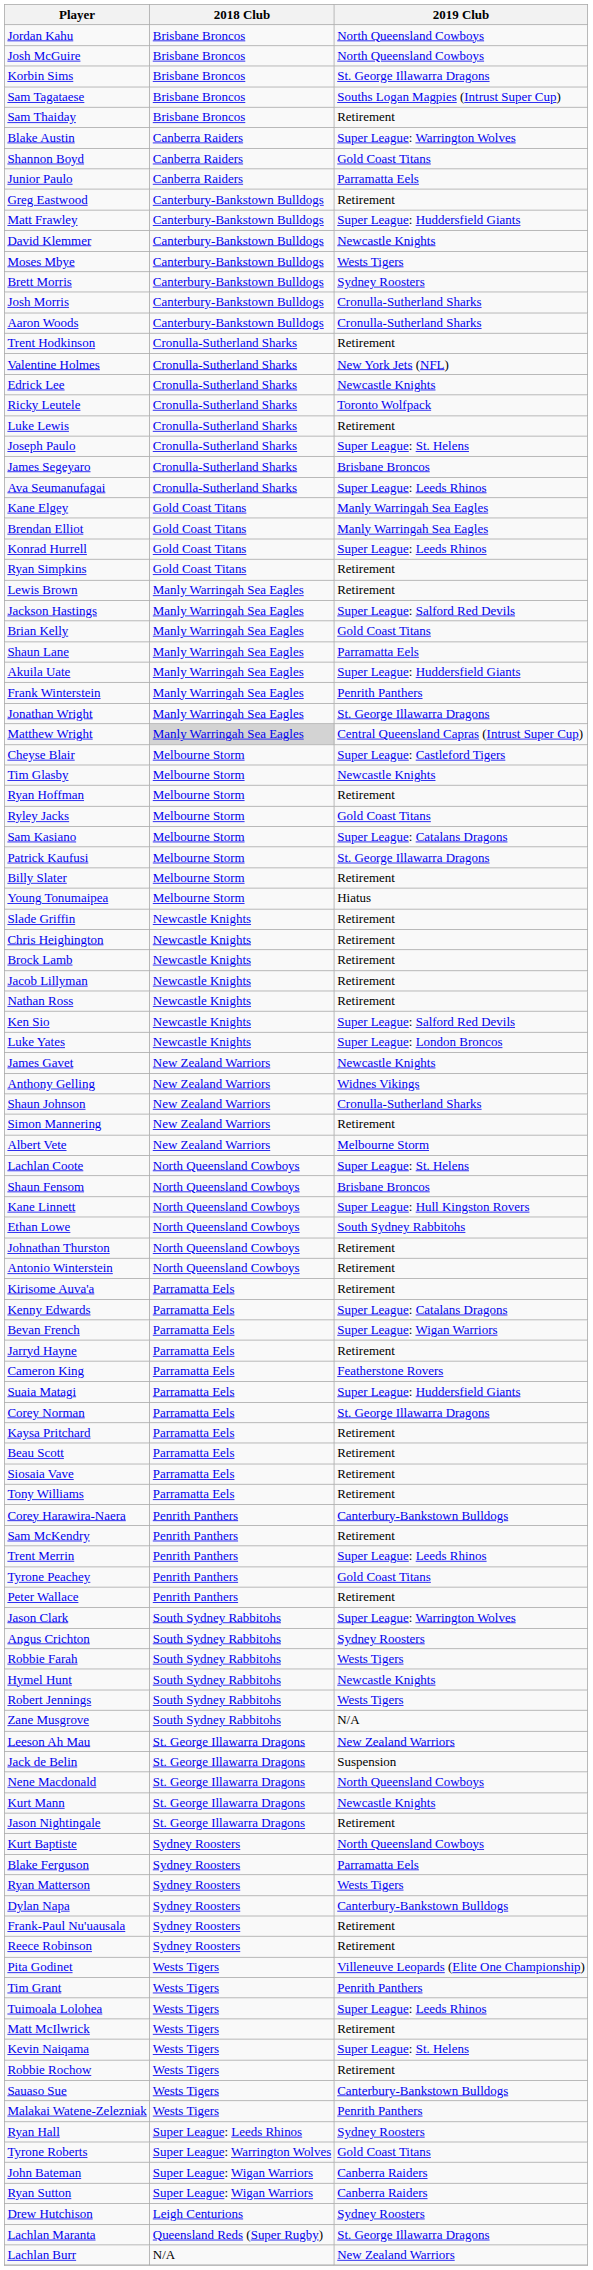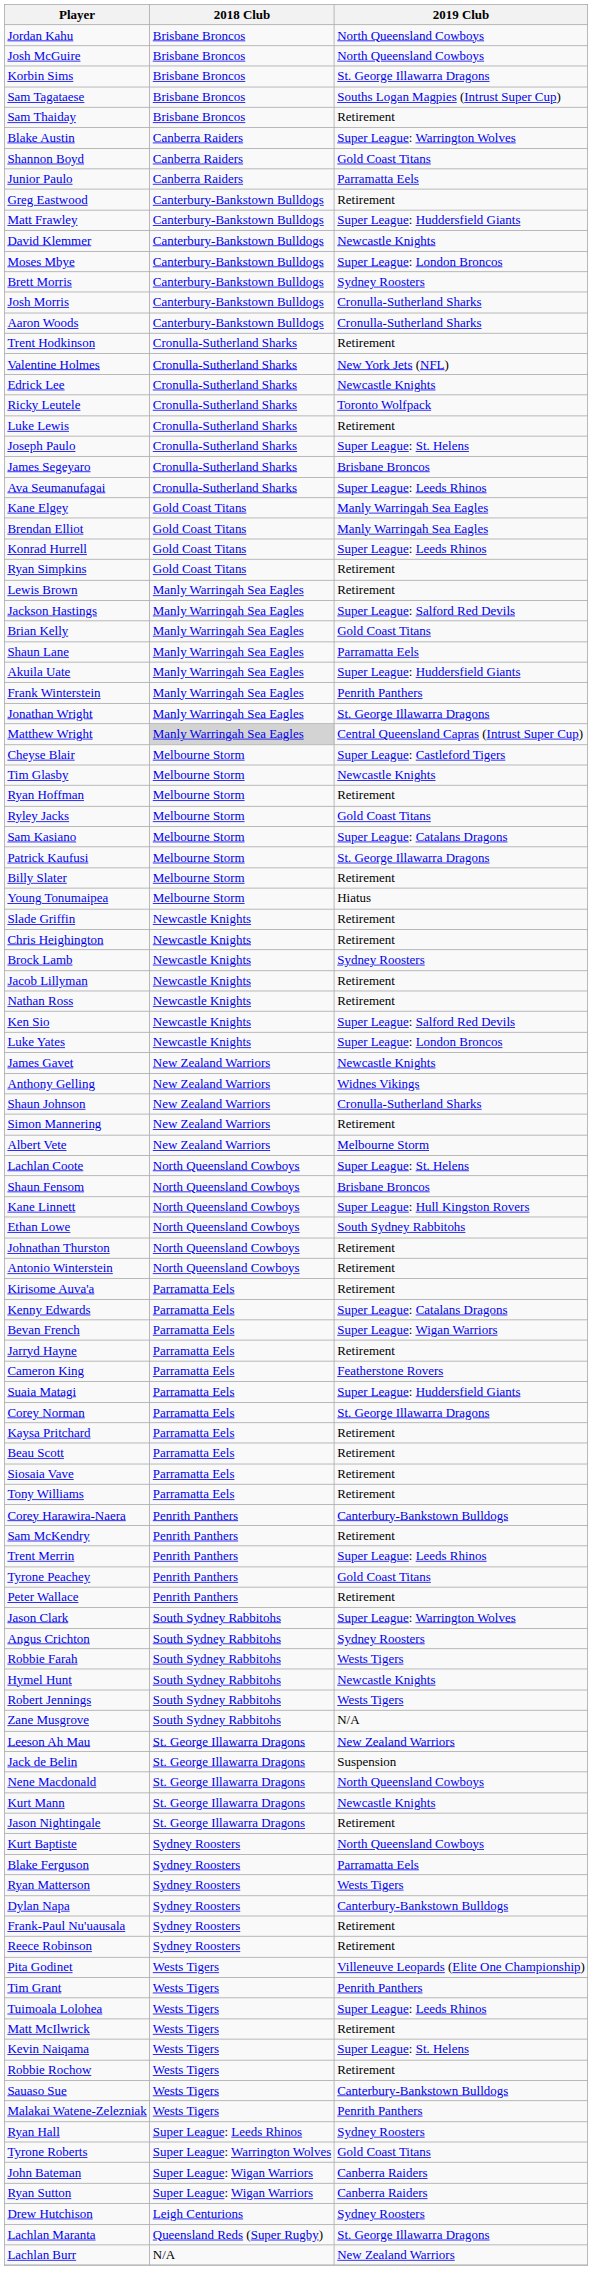(370, 261) Wests Tigers -> (420, 261) Super League: London Broncos
(366, 960) Retirement -> (381, 960) Sydney Roosters
